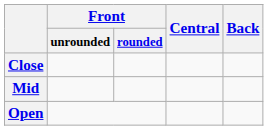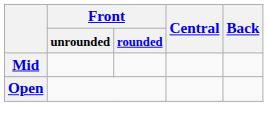- row: (26, 64)
